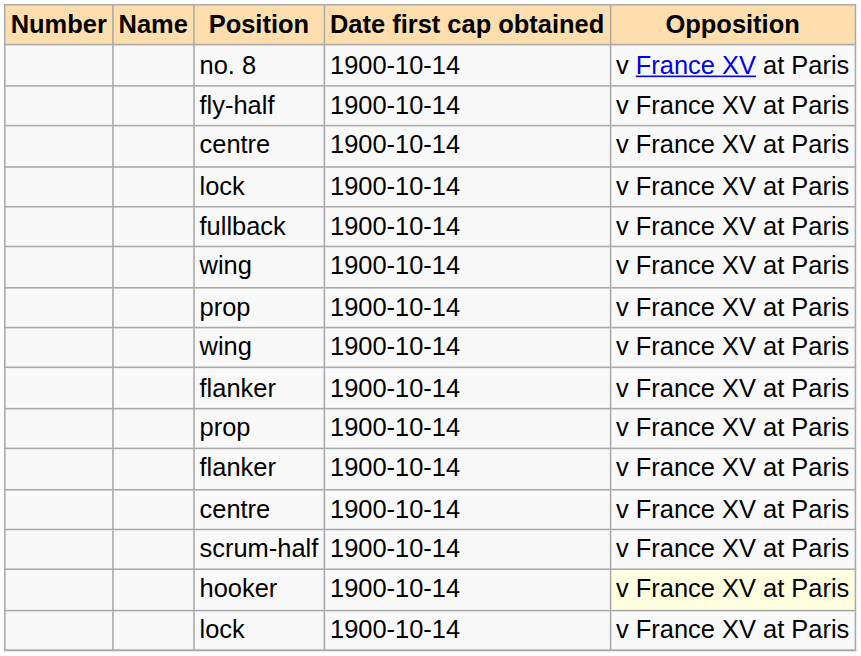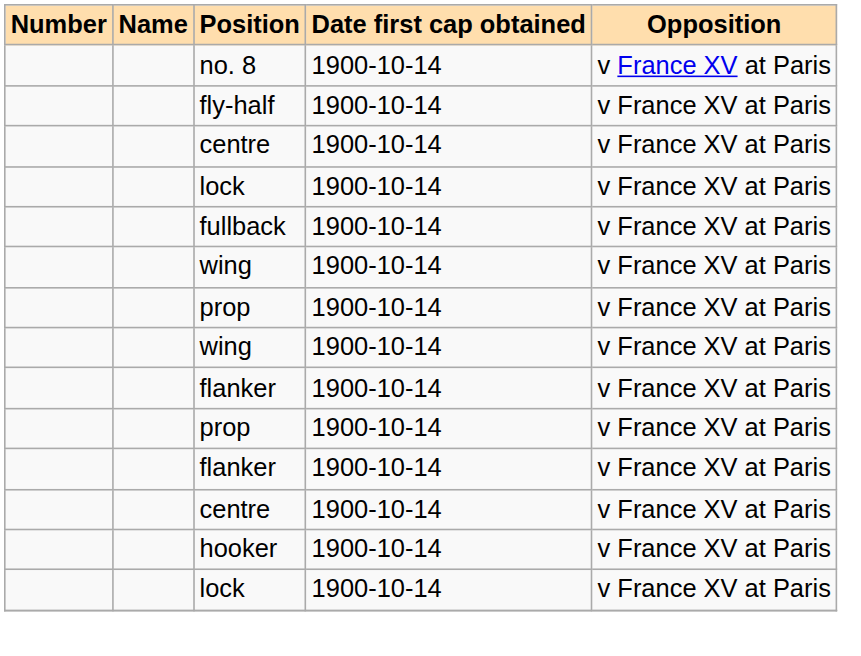- row: (59, 549)
(733, 589) lightyellow background -> (714, 549) no background
